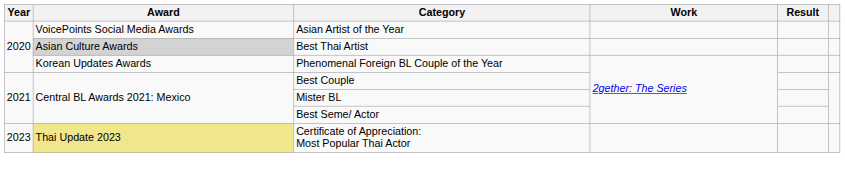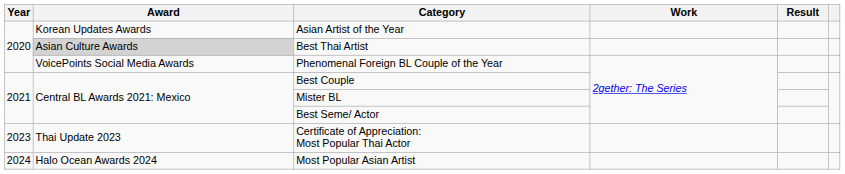(115, 30) VoicePoints Social Media Awards -> (93, 30) Korean Updates Awards
(93, 64) Korean Updates Awards -> (115, 64) VoicePoints Social Media Awards
(78, 138) khaki background -> (78, 138) no background
+ row: (356, 161)
